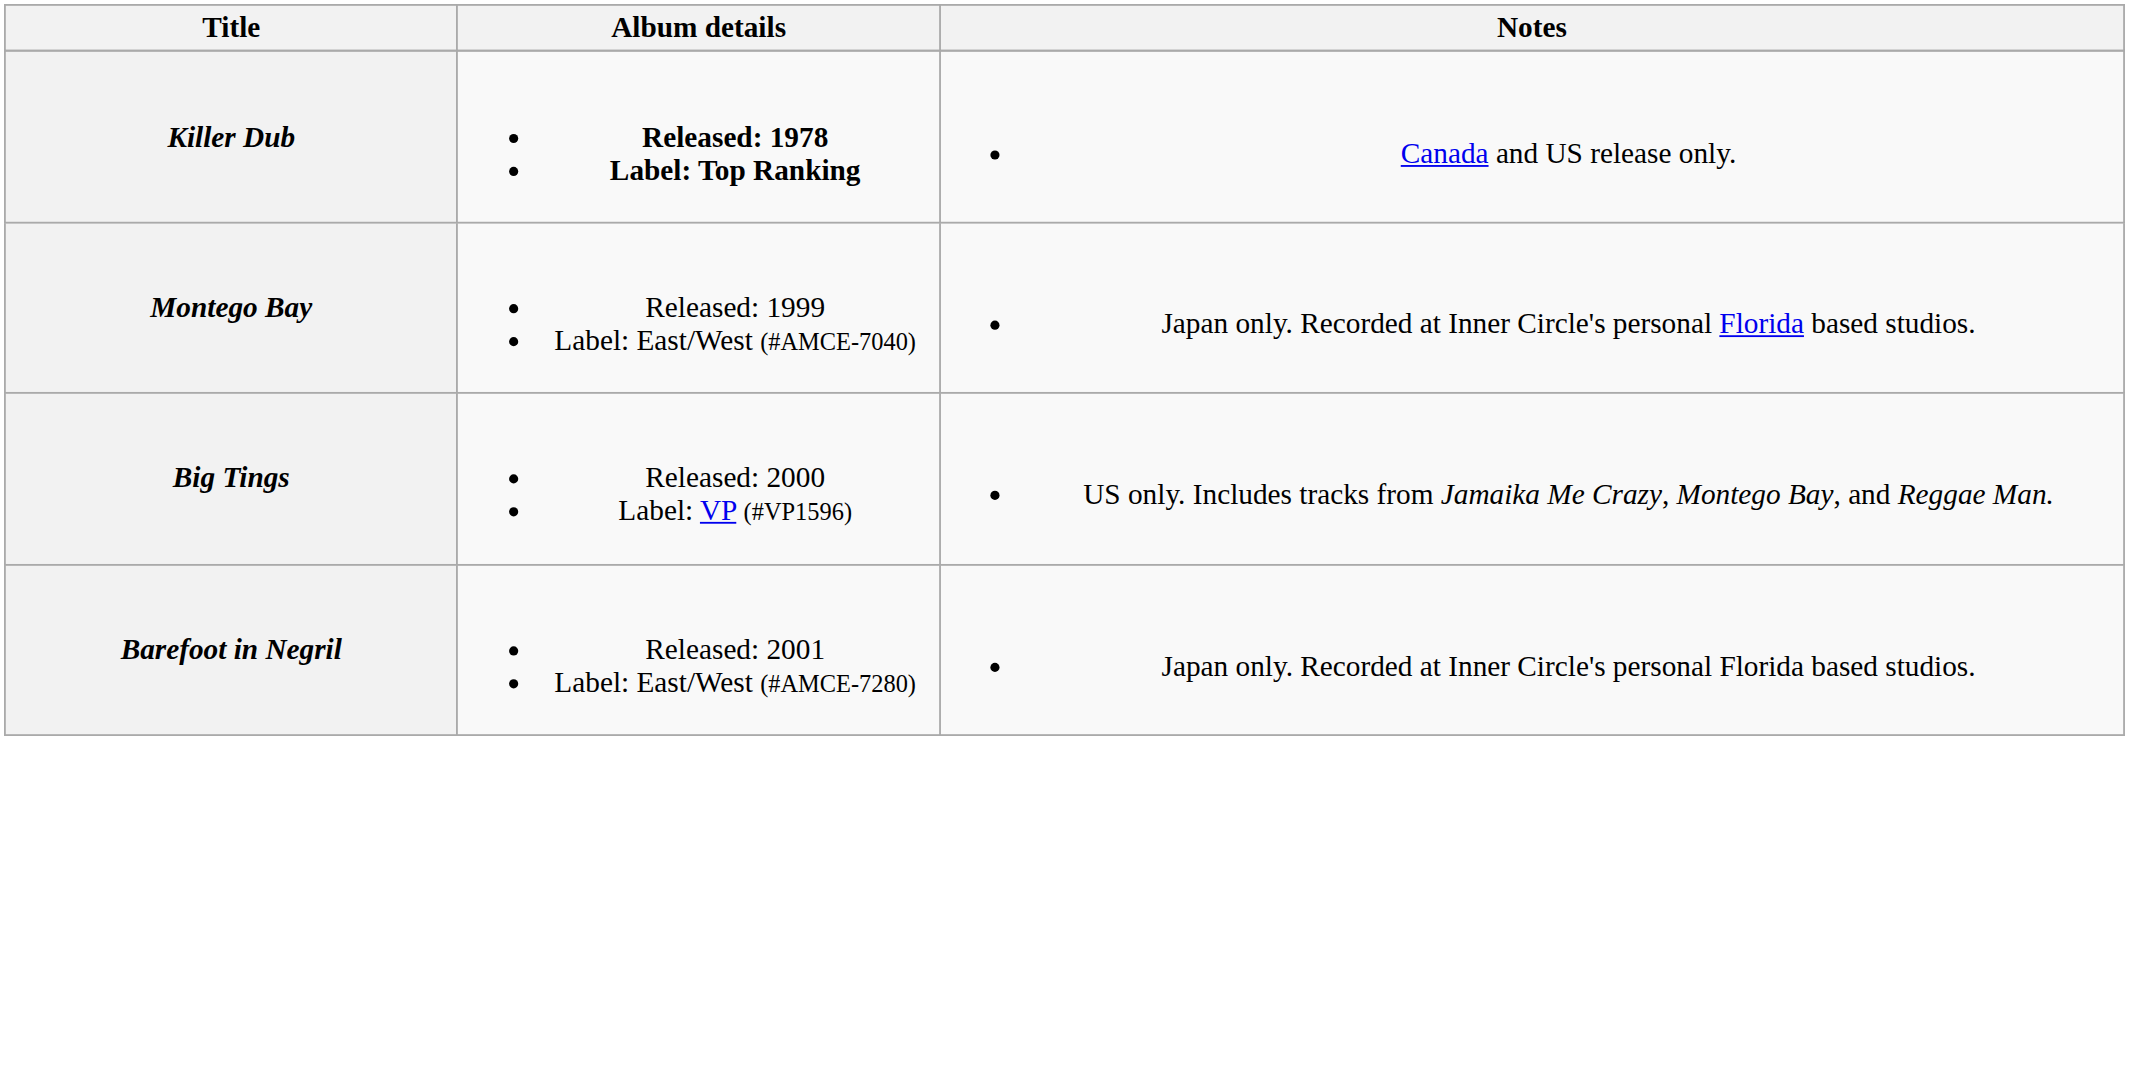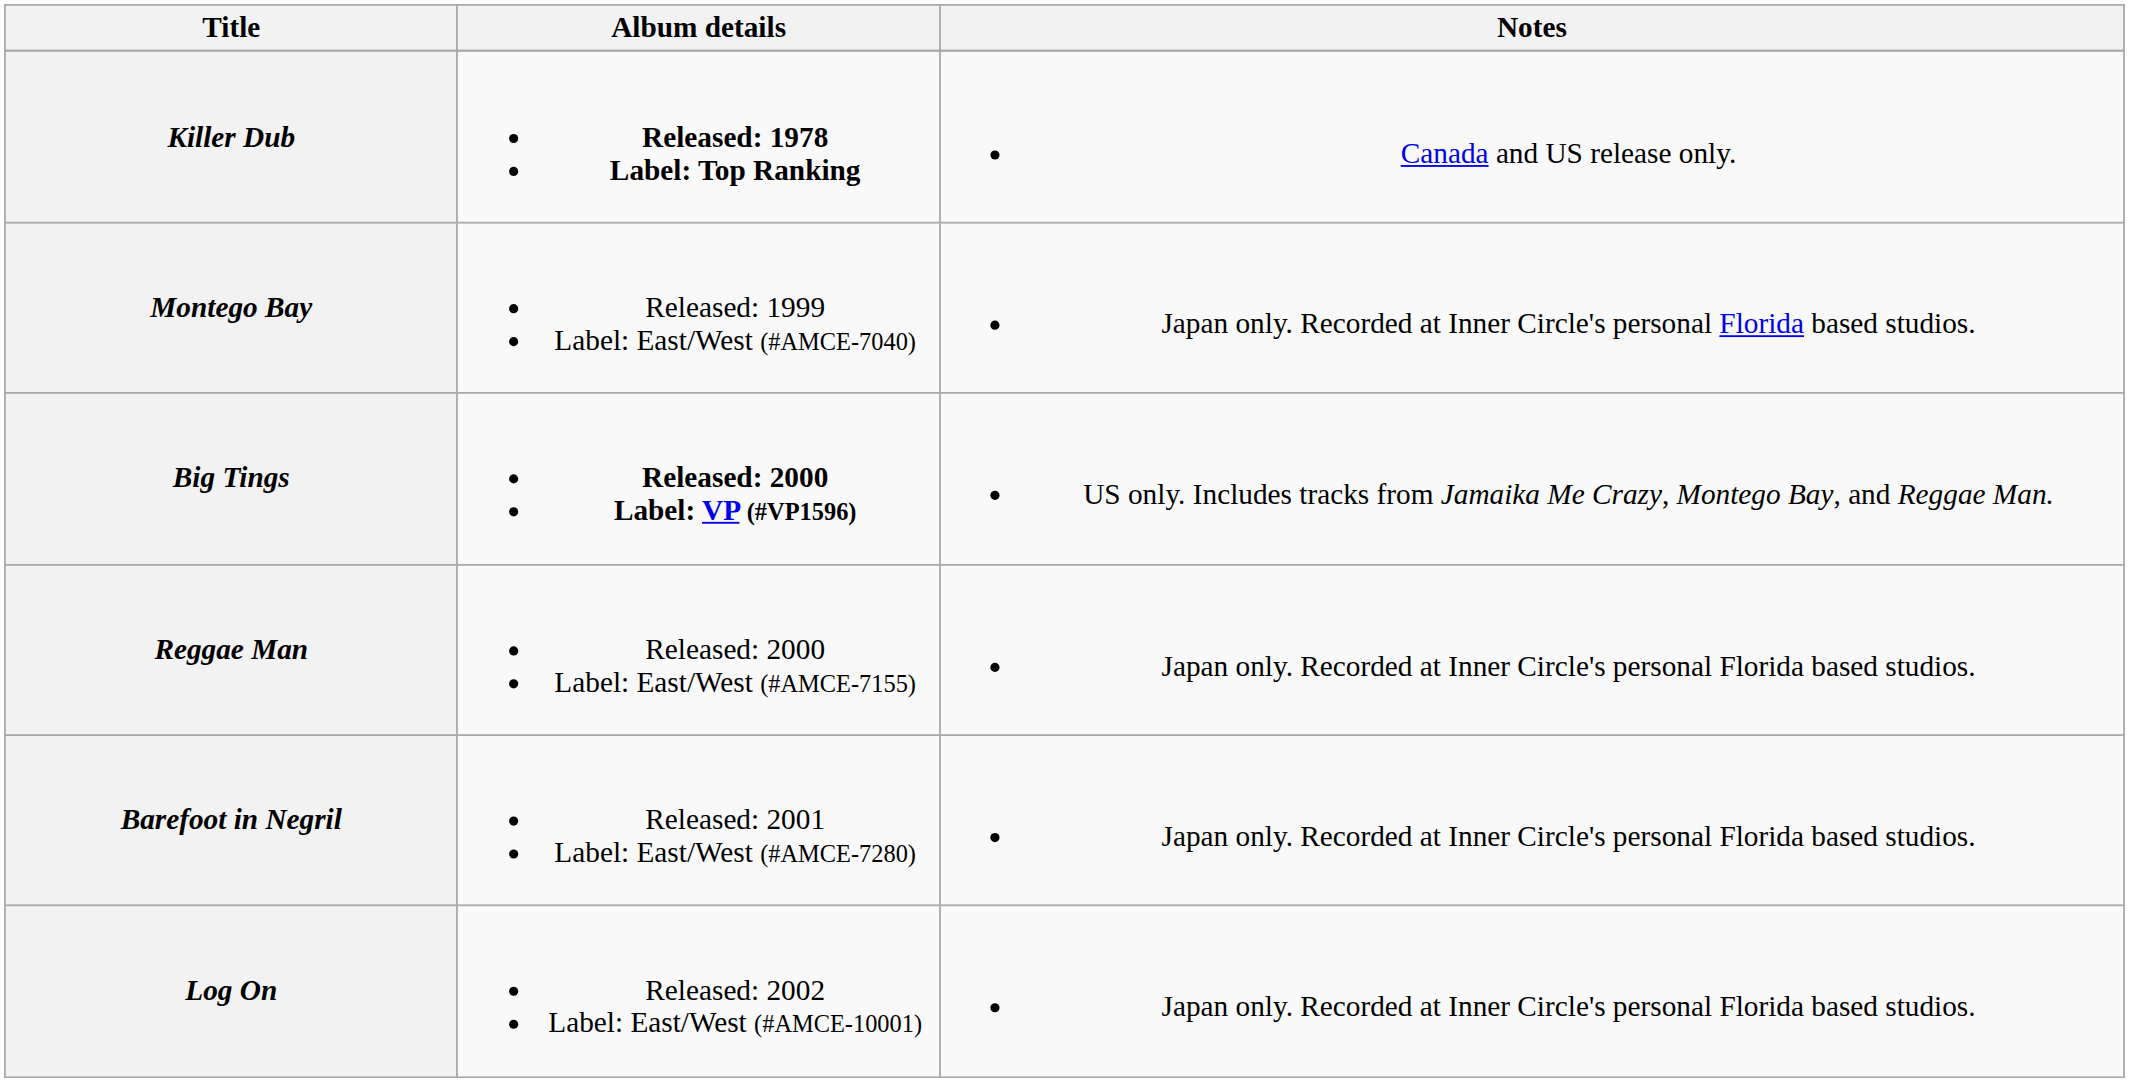(699, 495) normal -> (699, 495) bold
+ row: (231, 649)
+ row: (231, 990)
